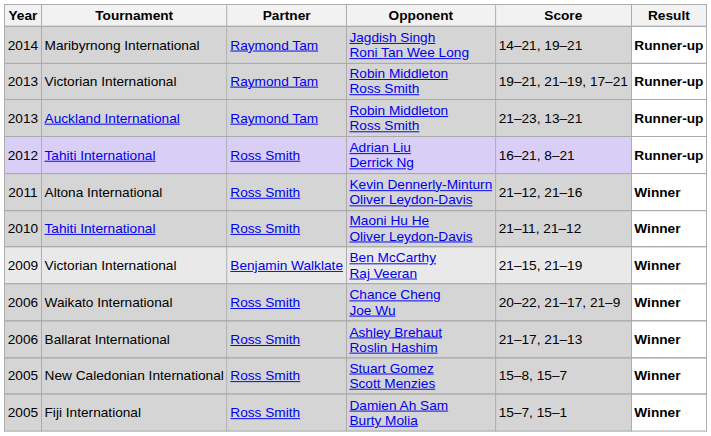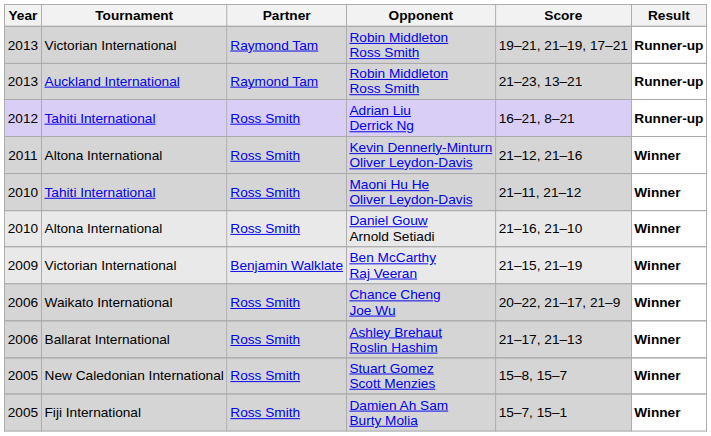- row: (122, 45)
+ row: (103, 229)
